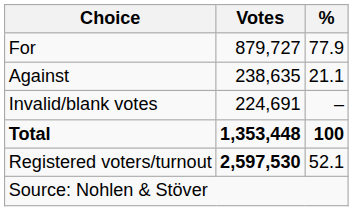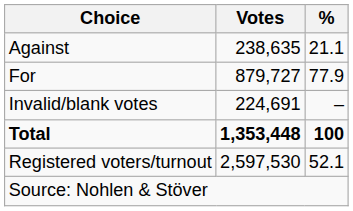rows swapped: (22, 47) <-> (39, 76)
(260, 162) bold -> (260, 162) normal
